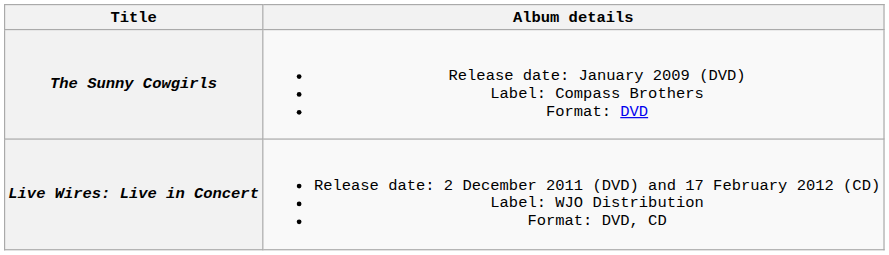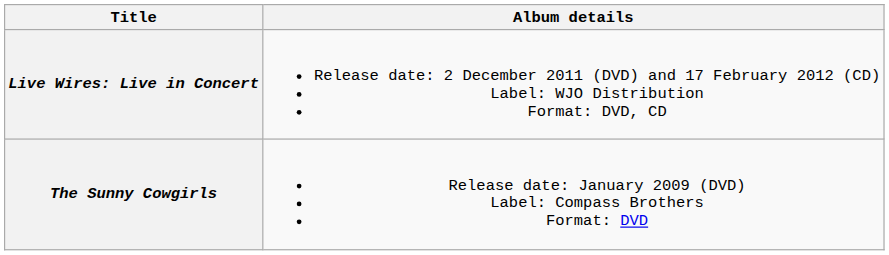rows swapped: (134, 85) <-> (134, 194)
